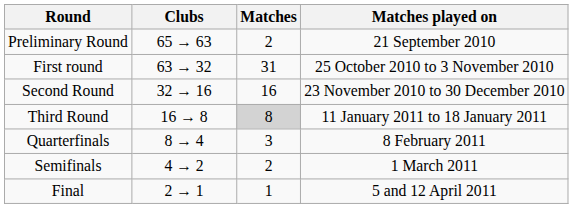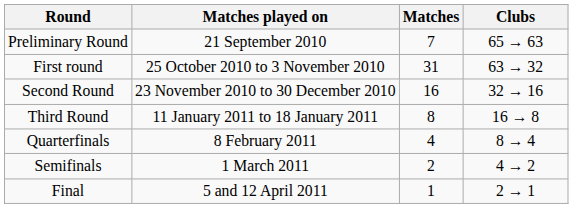columns swapped: (434, 16) <-> (184, 16)
(269, 41) 2 -> (431, 41) 7
(269, 116) lightgrey background -> (431, 116) no background
(269, 141) 3 -> (431, 141) 4
